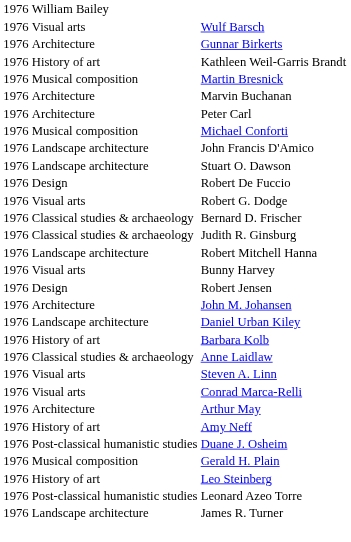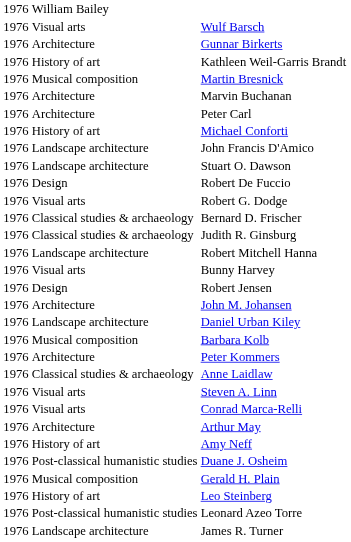(85, 131) Musical composition -> (66, 131) History of art
(66, 339) History of art -> (85, 339) Musical composition
+ row: (240, 357)
